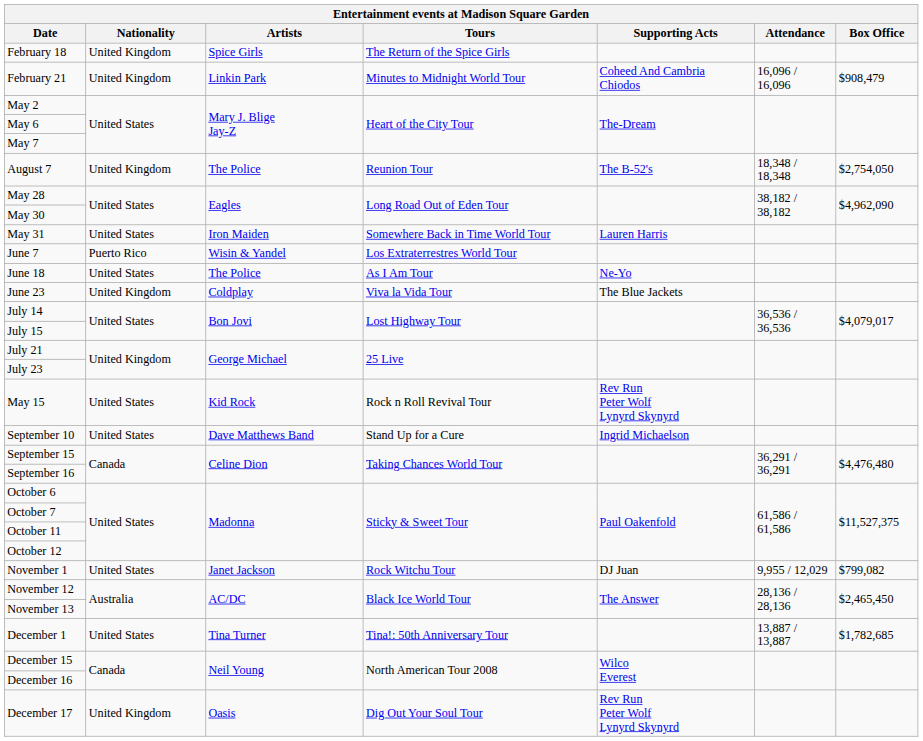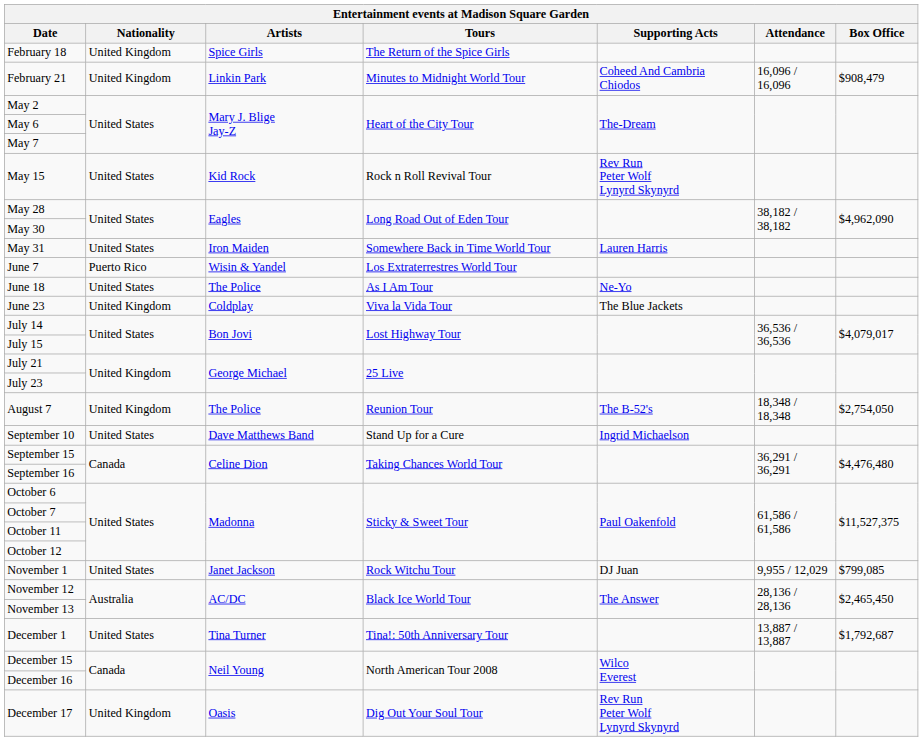rows swapped: (26, 402) <-> (29, 169)
(862, 570) $799,082 -> (862, 570) $799,085
(866, 634) $1,782,685 -> (866, 634) $1,792,687
